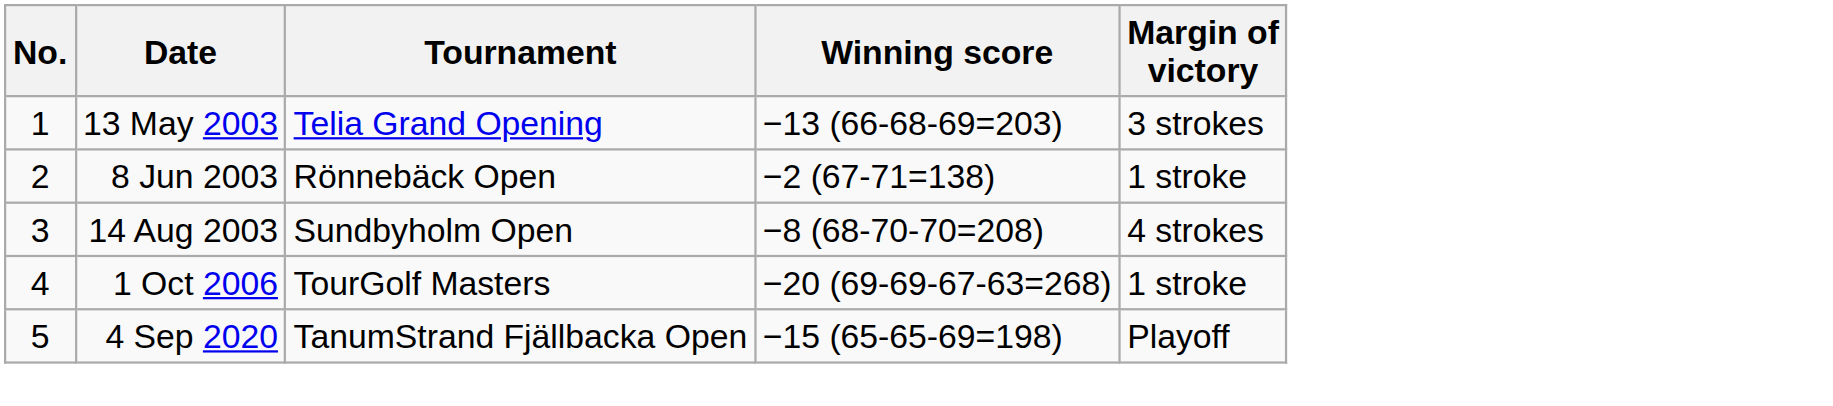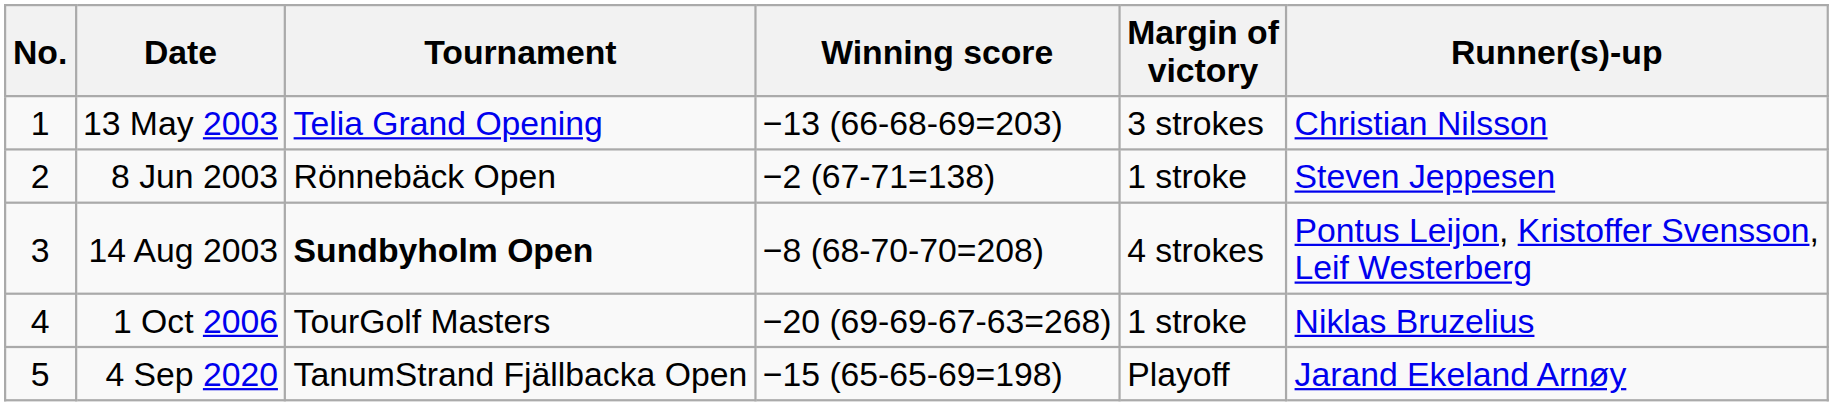+ column: (1557, 51)
(433, 230) normal -> (443, 249) bold
